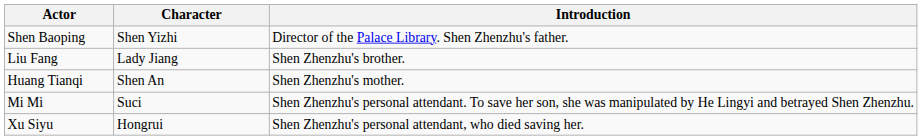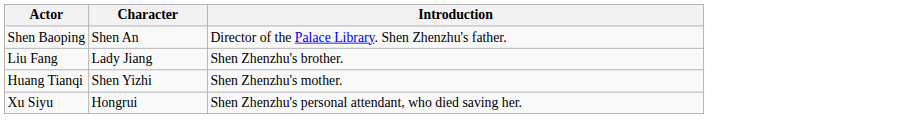(147, 37) Shen Yizhi -> (115, 37) Shen An
(141, 80) Shen An -> (122, 80) Shen Yizhi
- row: (25, 102)
